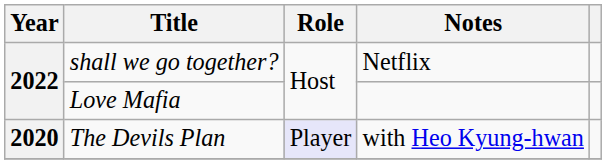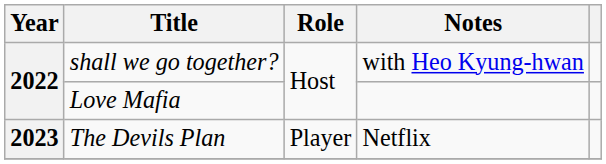(397, 61) Netflix -> (473, 61) with Heo Kyung-hwan
(34, 138) 2020 -> (34, 138) 2023
(320, 138) lavender background -> (320, 138) no background
(473, 138) with Heo Kyung-hwan -> (397, 138) Netflix
